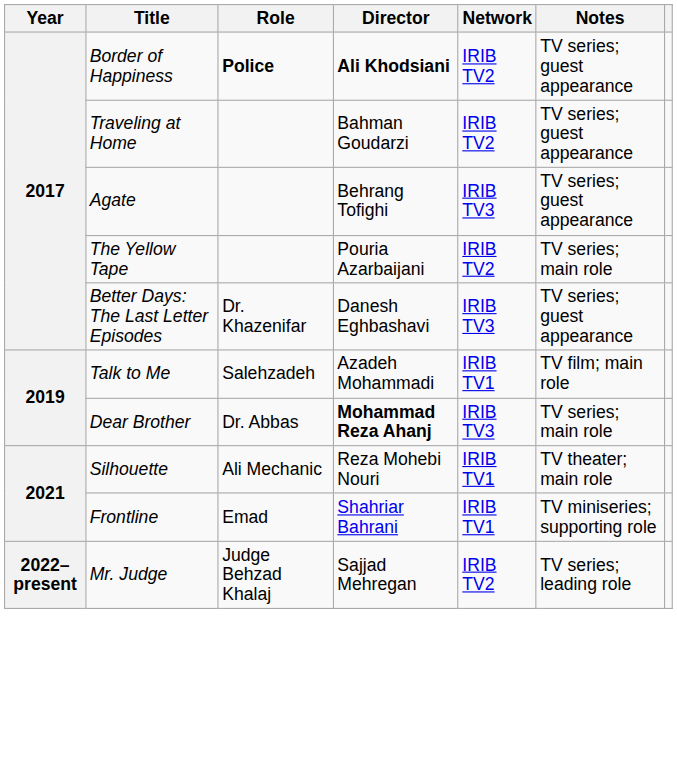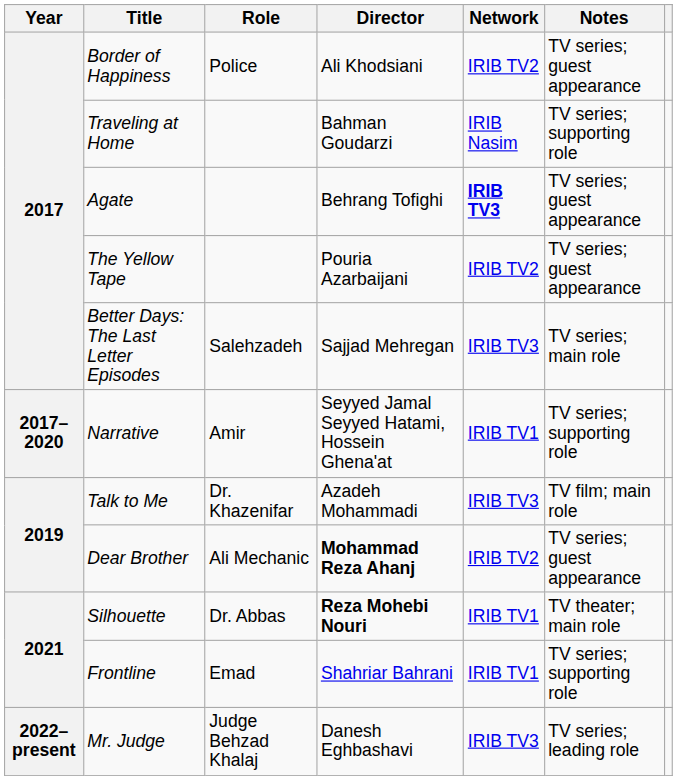(248, 66) bold -> (233, 66) normal
(394, 66) bold -> (372, 66) normal
(479, 133) IRIB TV2 -> (493, 133) IRIB Nasim
(587, 133) TV series; guest appearance -> (589, 133) TV series; supporting role
(479, 201) normal -> (485, 201) bold
(580, 258) TV series; main role -> (595, 268) TV series; guest appearance
(264, 316) Dr. Khazenifar -> (256, 346) Salehzadeh
(383, 316) Danesh Eghbashavi -> (387, 346) Sajjad Mehregan
(587, 316) TV series; guest appearance -> (588, 346) TV series; main role
+ row: (123, 433)
(269, 374) Salehzadeh -> (251, 500) Dr. Khazenifar
(479, 374) IRIB TV1 -> (503, 500) IRIB TV3
(260, 421) Dr. Abbas -> (259, 558) Ali Mechanic
(479, 421) IRIB TV3 -> (503, 558) IRIB TV2
(580, 421) TV series; main role -> (595, 558) TV series; guest appearance
(272, 469) Ali Mechanic -> (247, 616) Dr. Abbas
(389, 469) normal -> (375, 616) bold
(598, 517) TV miniseries; supporting role -> (589, 673) TV series; supporting role
(377, 574) Sajjad Mehregan -> (367, 741) Danesh Eghbashavi
(479, 574) IRIB TV2 -> (503, 741) IRIB TV3
